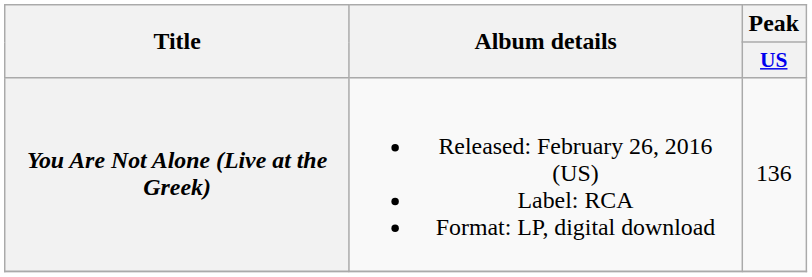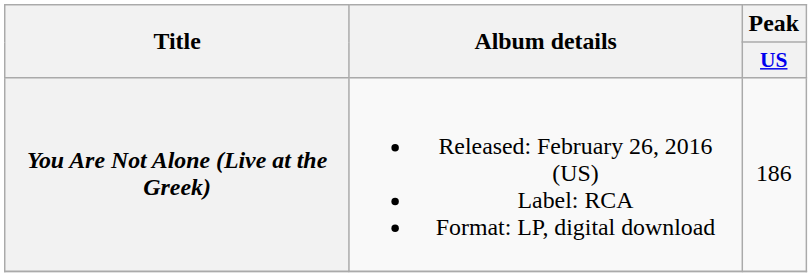(774, 174) 136 -> (774, 174) 186
